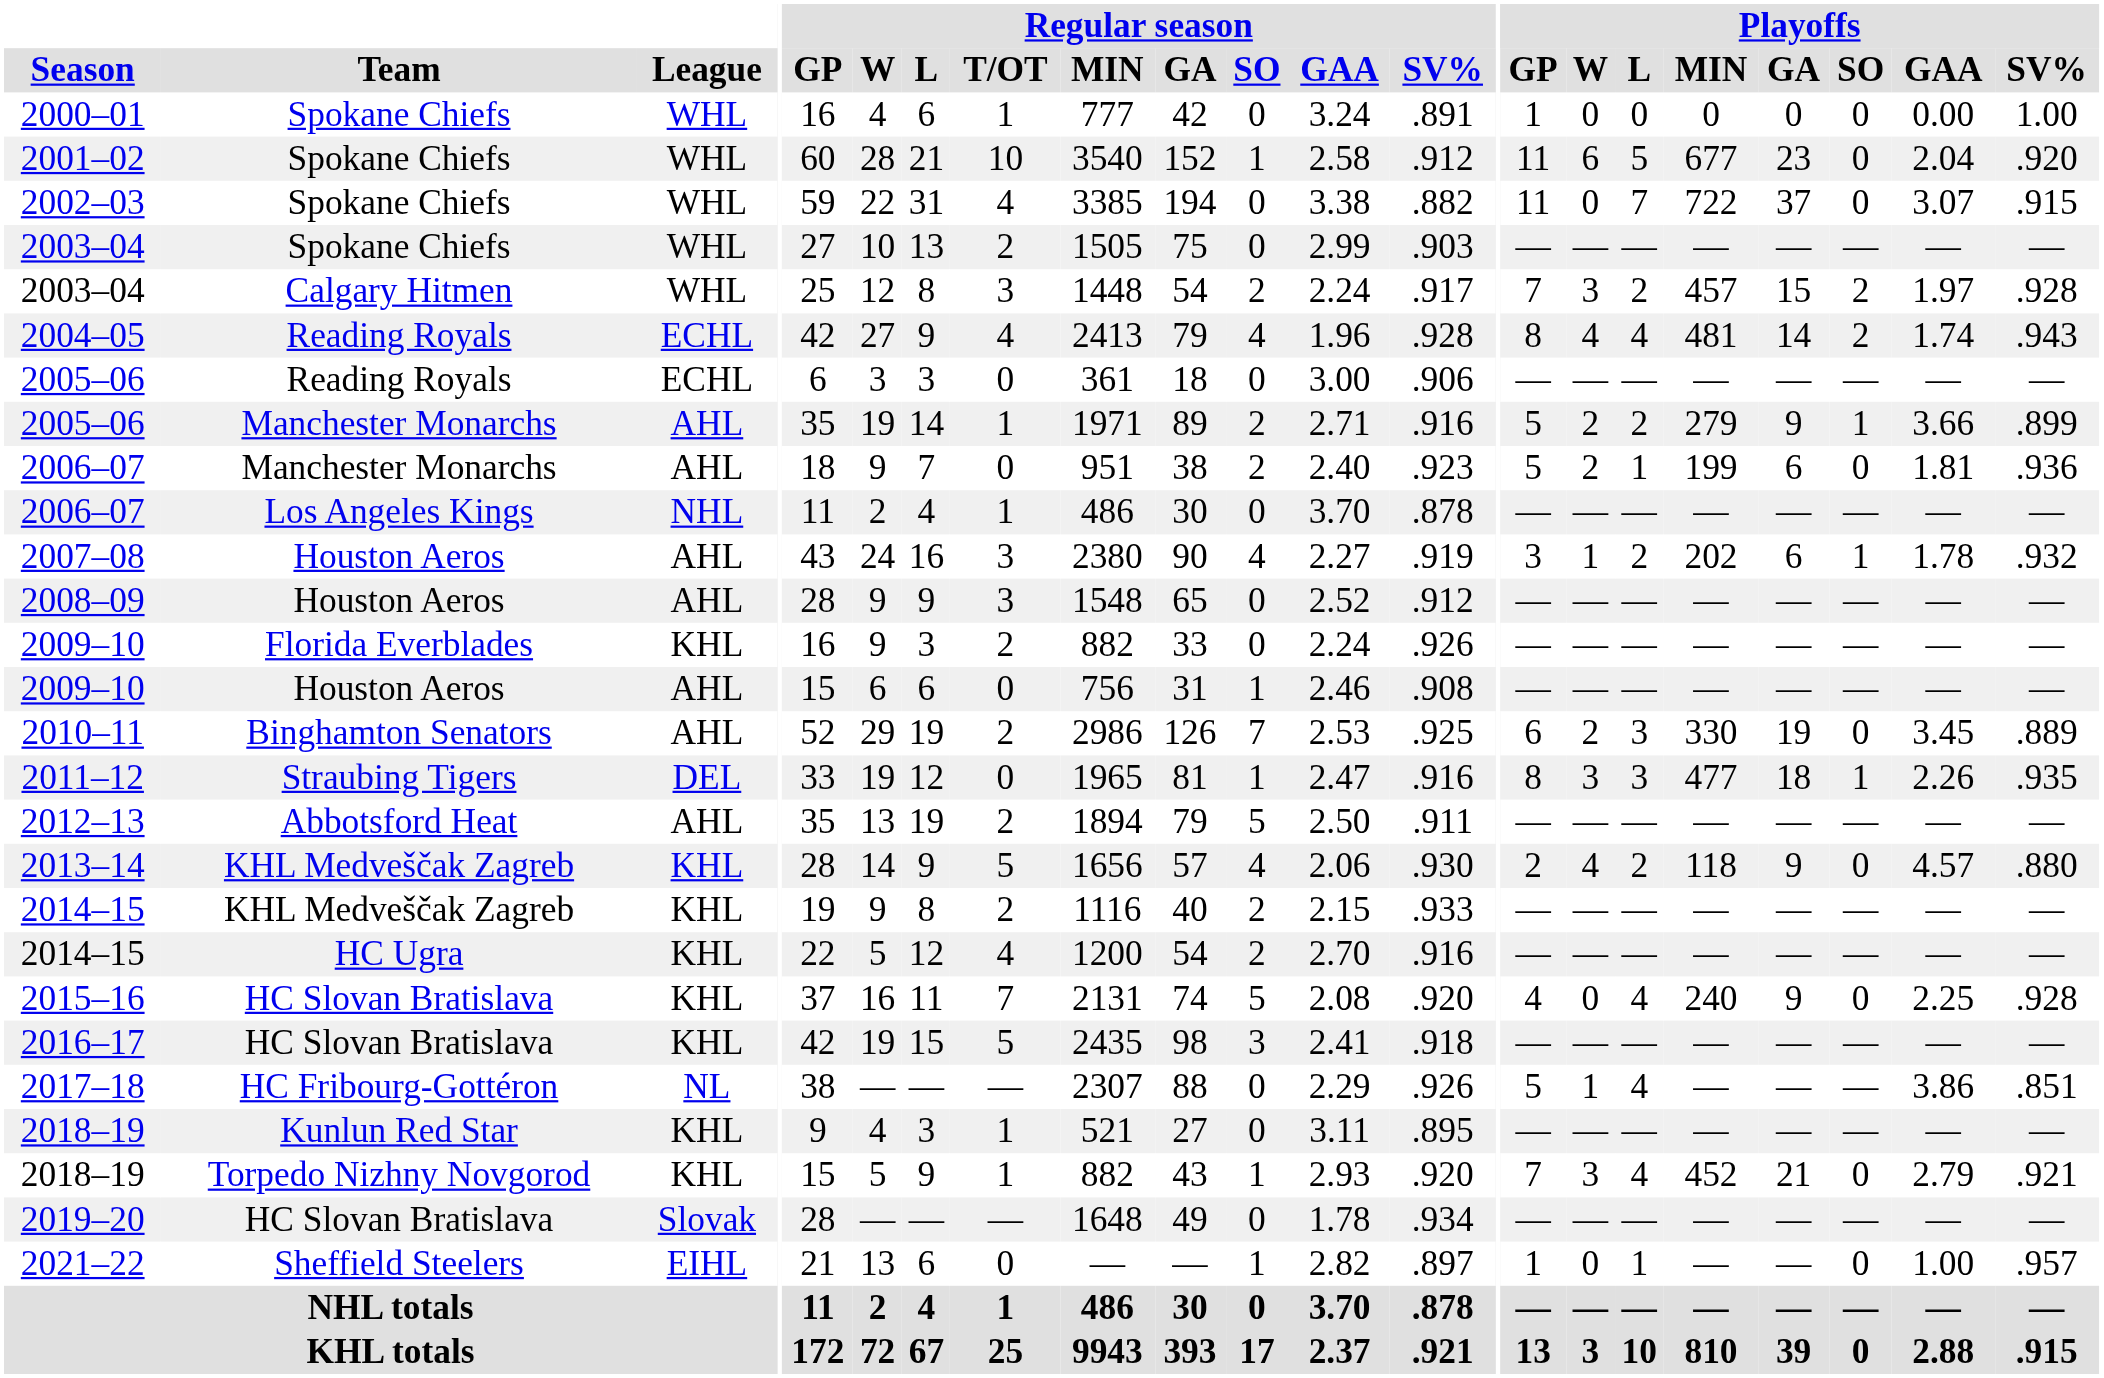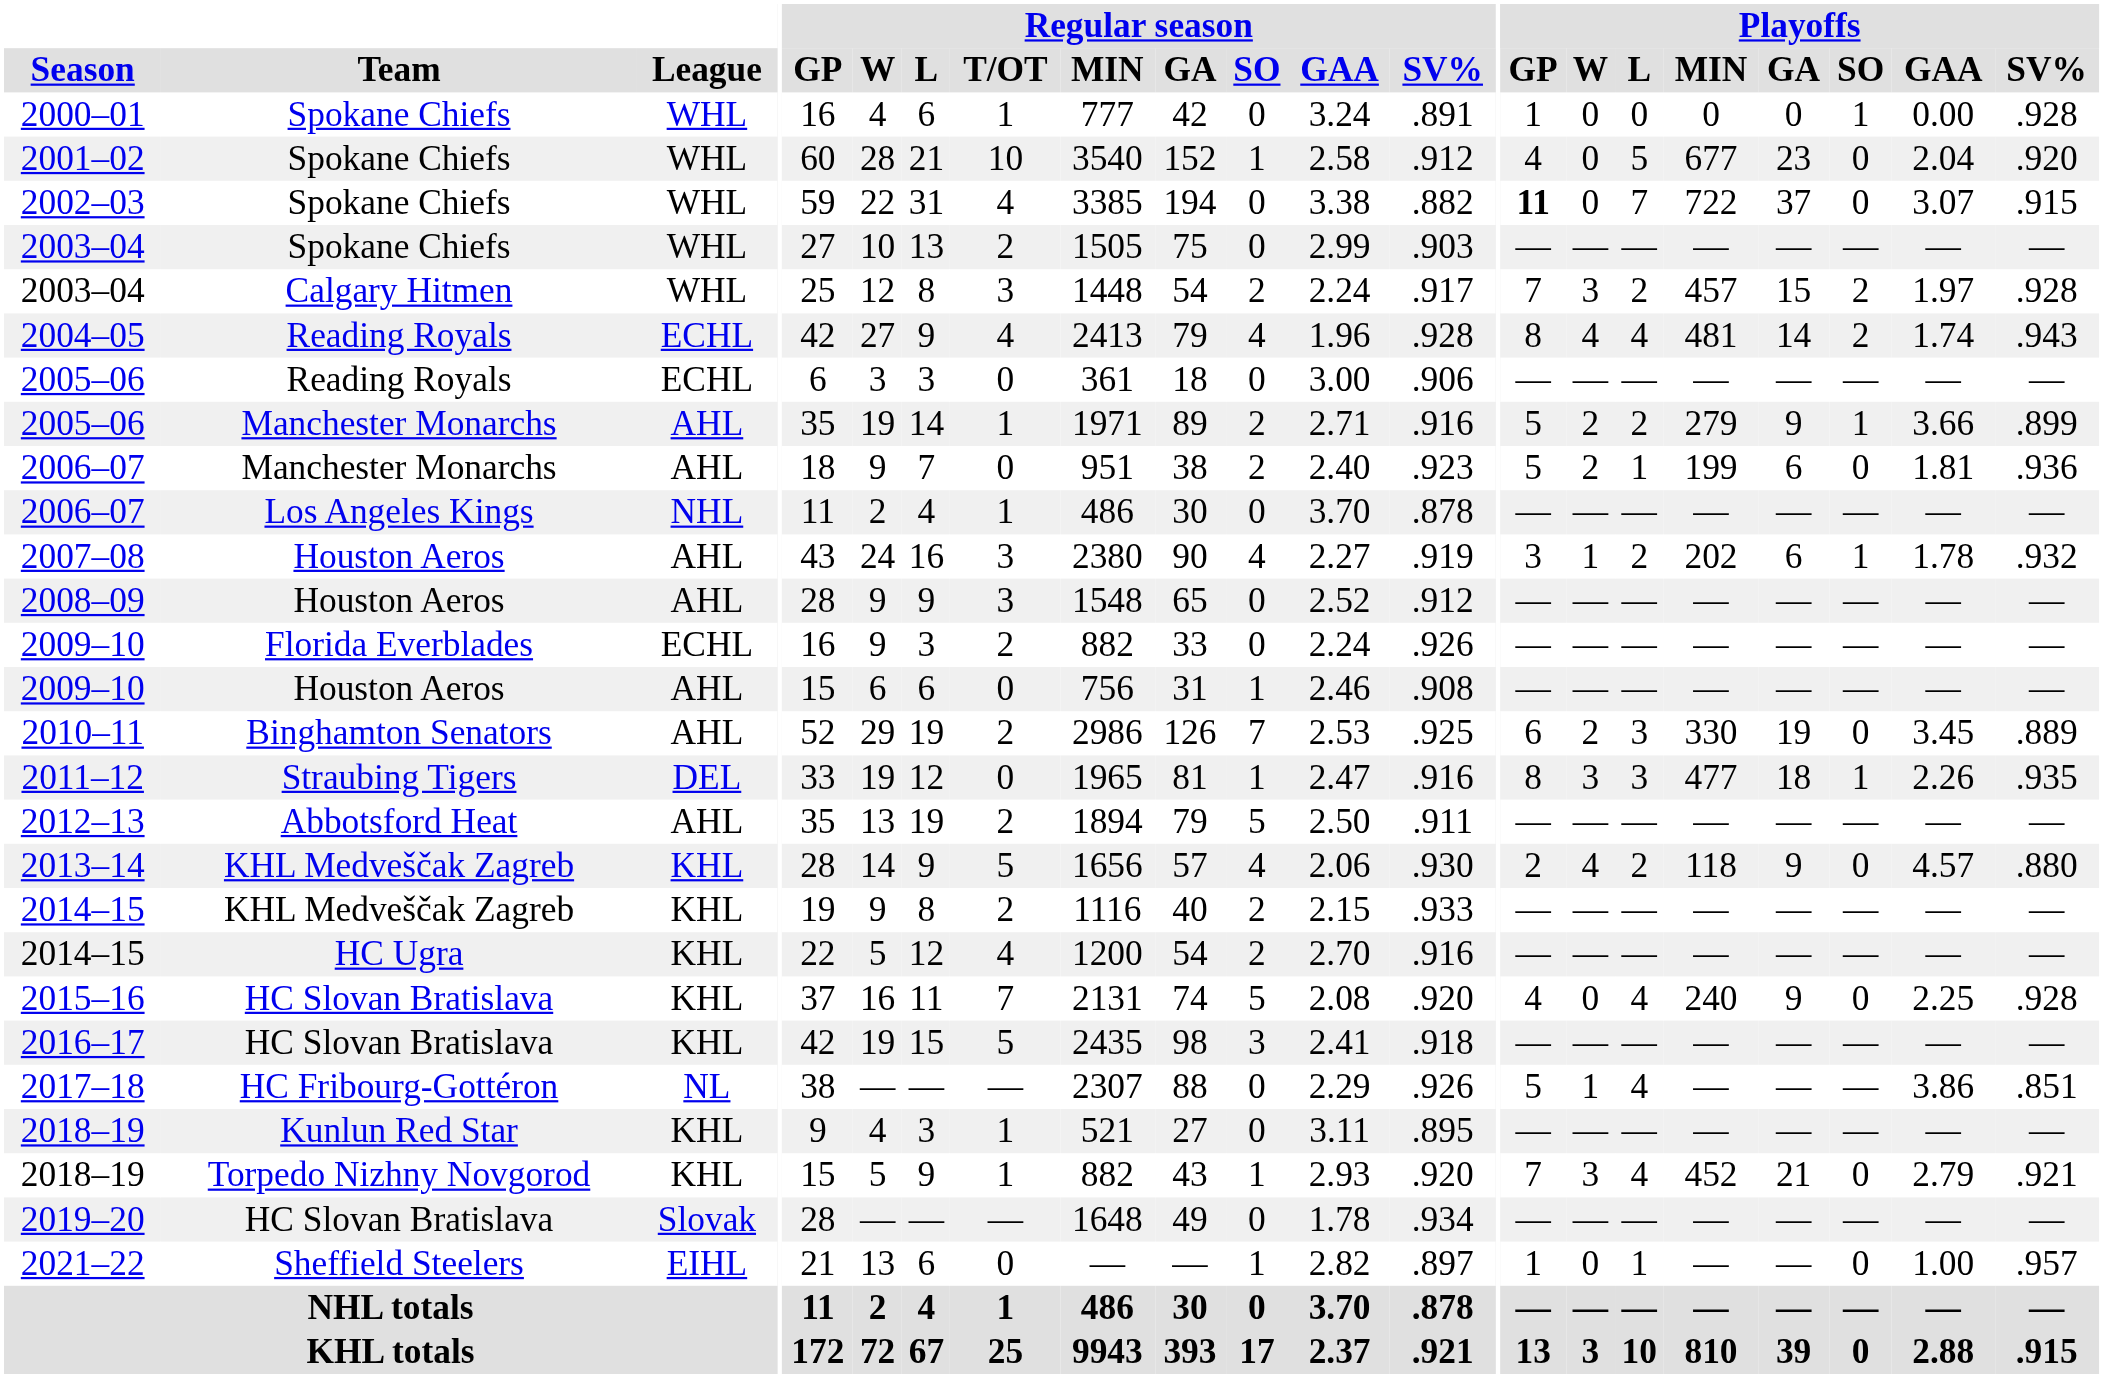(1861, 113) 0 -> (1861, 113) 1
(2047, 113) 1.00 -> (2047, 113) .928
(1533, 158) 11 -> (1533, 158) 4
(1590, 158) 6 -> (1590, 158) 0
(1533, 202) normal -> (1533, 202) bold
(707, 644) KHL -> (707, 644) ECHL
